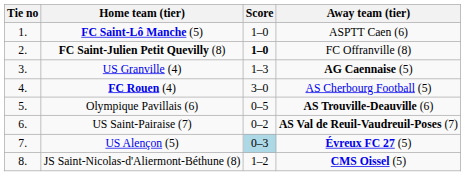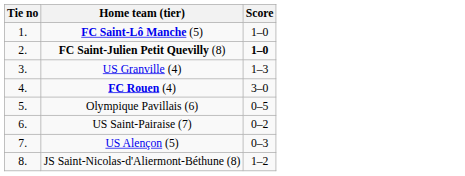- column: (368, 13)
(260, 143) lightblue background -> (260, 143) no background
